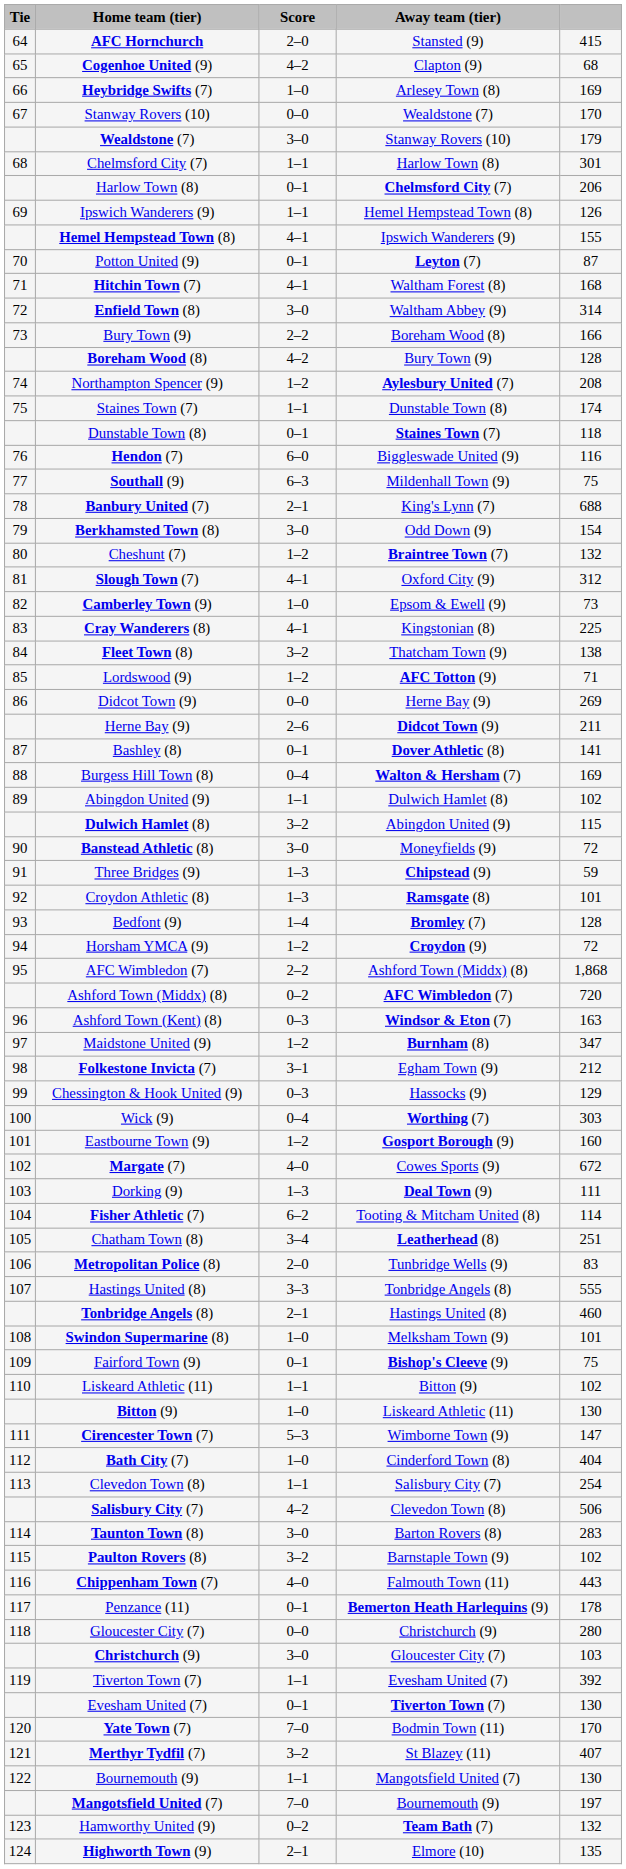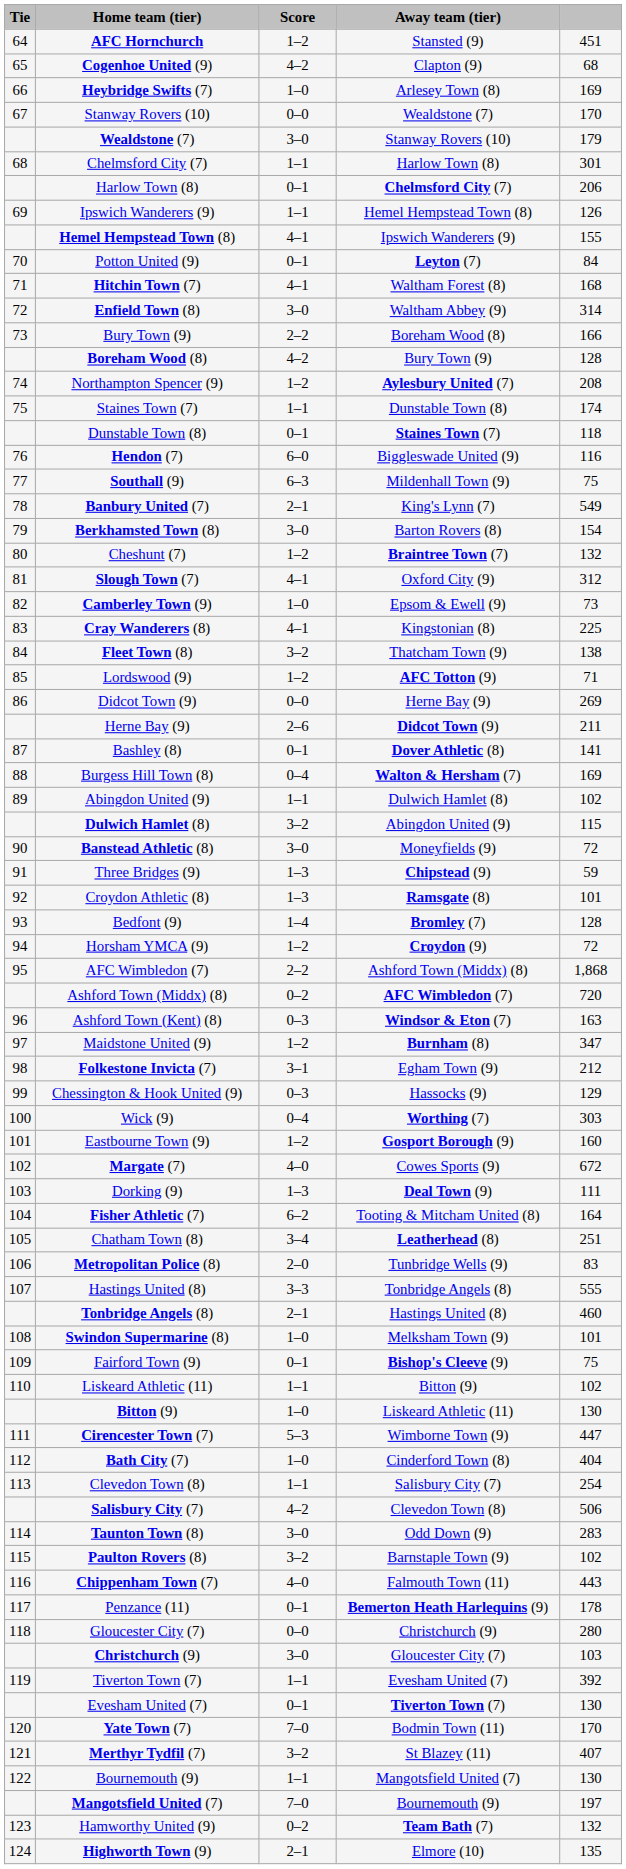(298, 41) 2–0 -> (298, 41) 1–2
(591, 41) 415 -> (591, 41) 451
(591, 261) 87 -> (591, 261) 84
(591, 506) 688 -> (591, 506) 549
(448, 530) Odd Down (9) -> (448, 530) Barton Rovers (8)
(591, 1215) 114 -> (591, 1215) 164
(591, 1435) 147 -> (591, 1435) 447
(448, 1533) Barton Rovers (8) -> (448, 1533) Odd Down (9)
